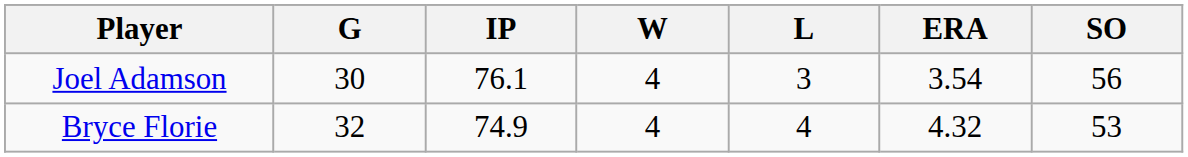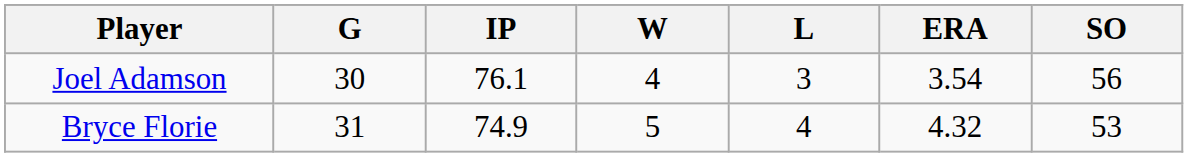(350, 126) 32 -> (350, 126) 31
(652, 126) 4 -> (652, 126) 5
